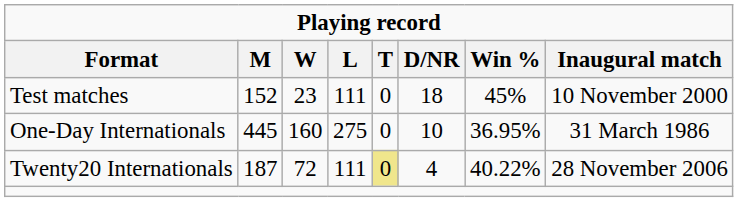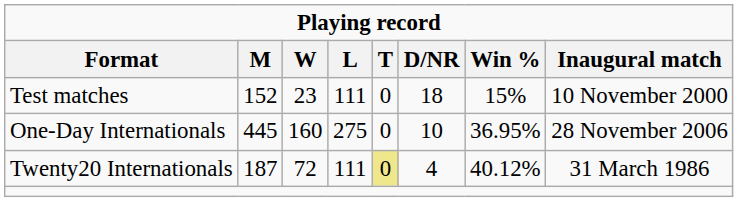(505, 95) 45% -> (505, 95) 15%
(640, 131) 31 March 1986 -> (640, 131) 28 November 2006
(505, 167) 40.22% -> (505, 167) 40.12%
(640, 167) 28 November 2006 -> (640, 167) 31 March 1986
